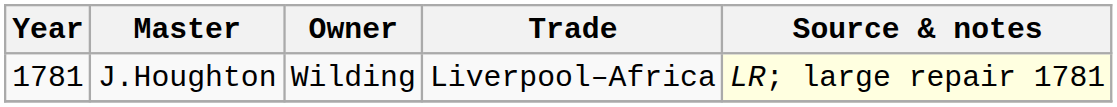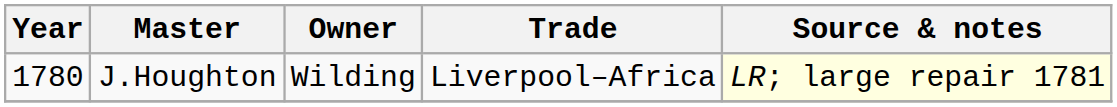(48, 78) 1781 -> (48, 78) 1780
